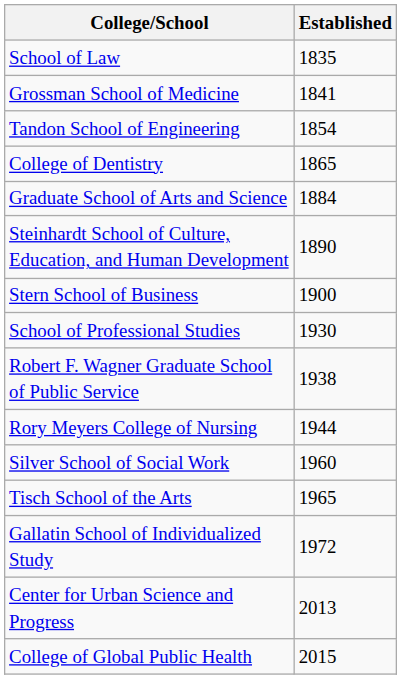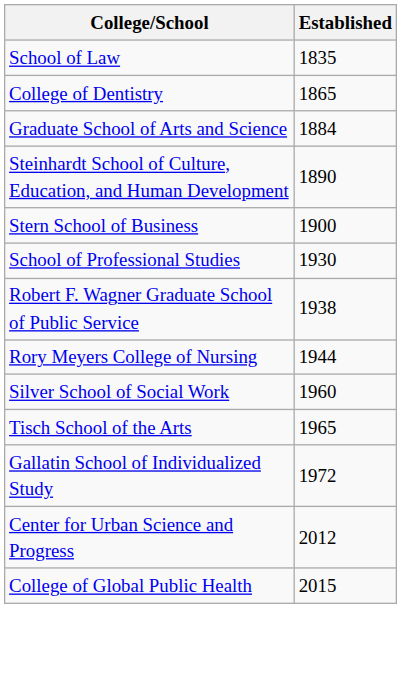- row: (124, 93)
- row: (124, 128)
(318, 608) 2013 -> (318, 538) 2012
